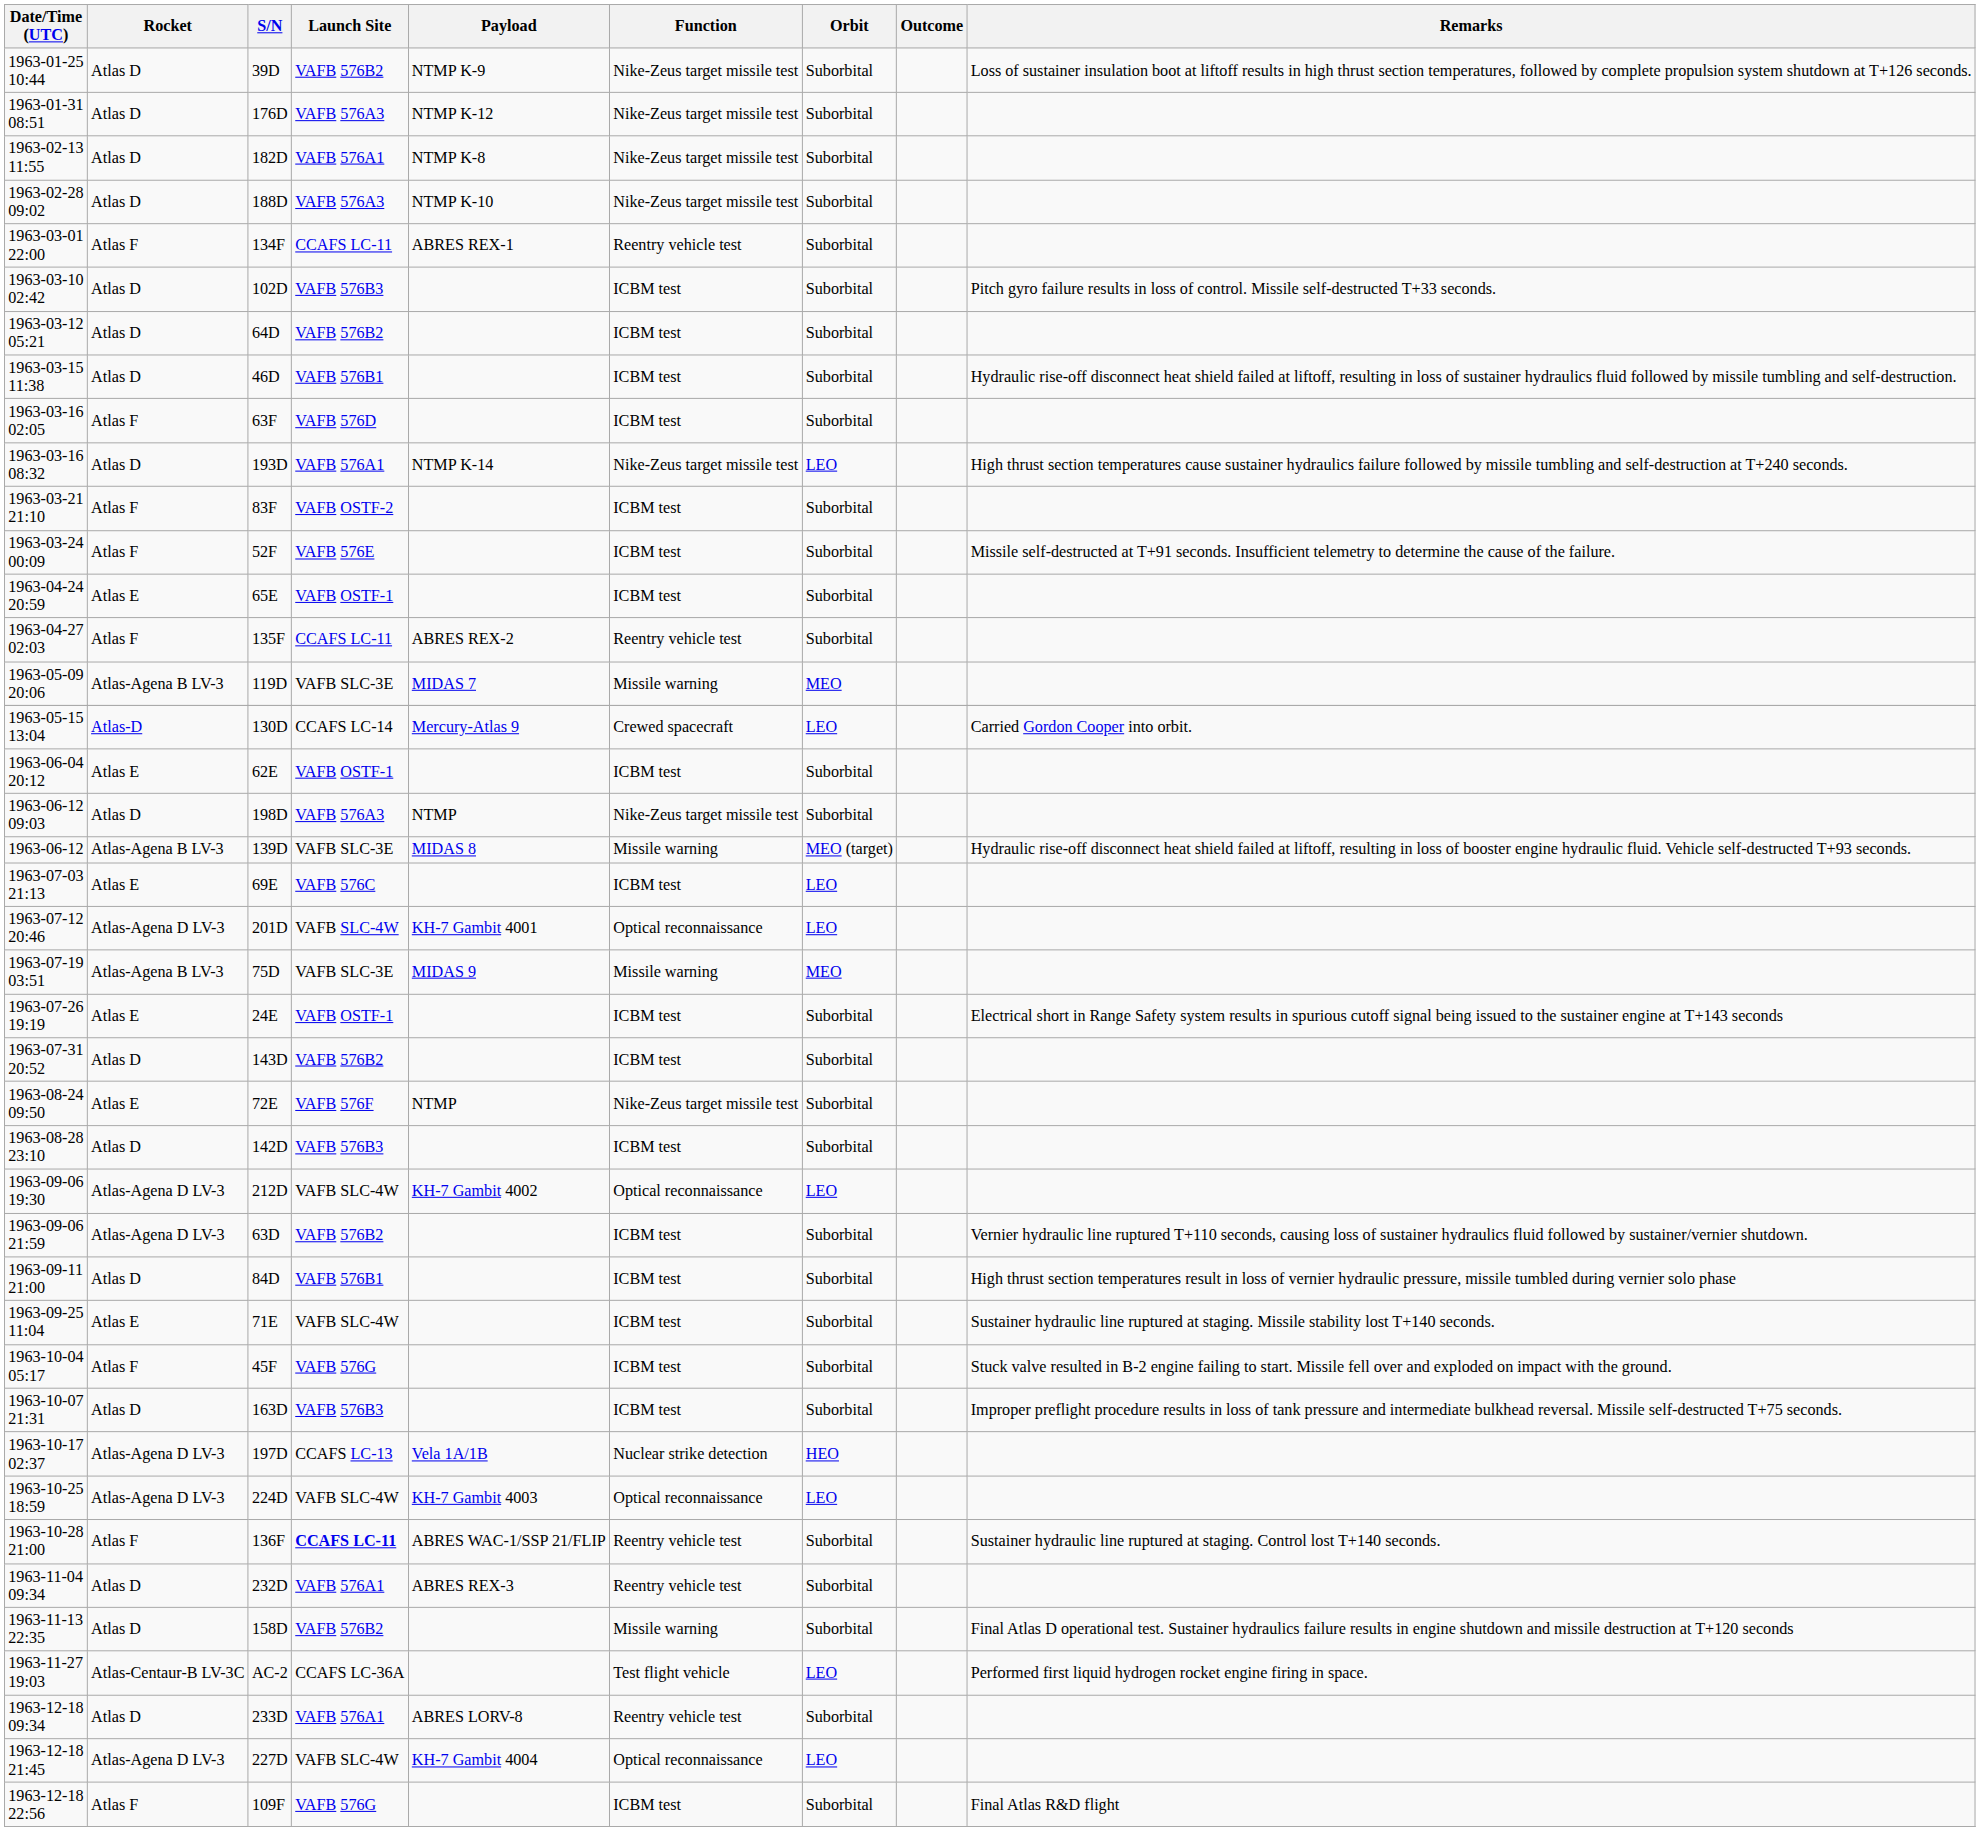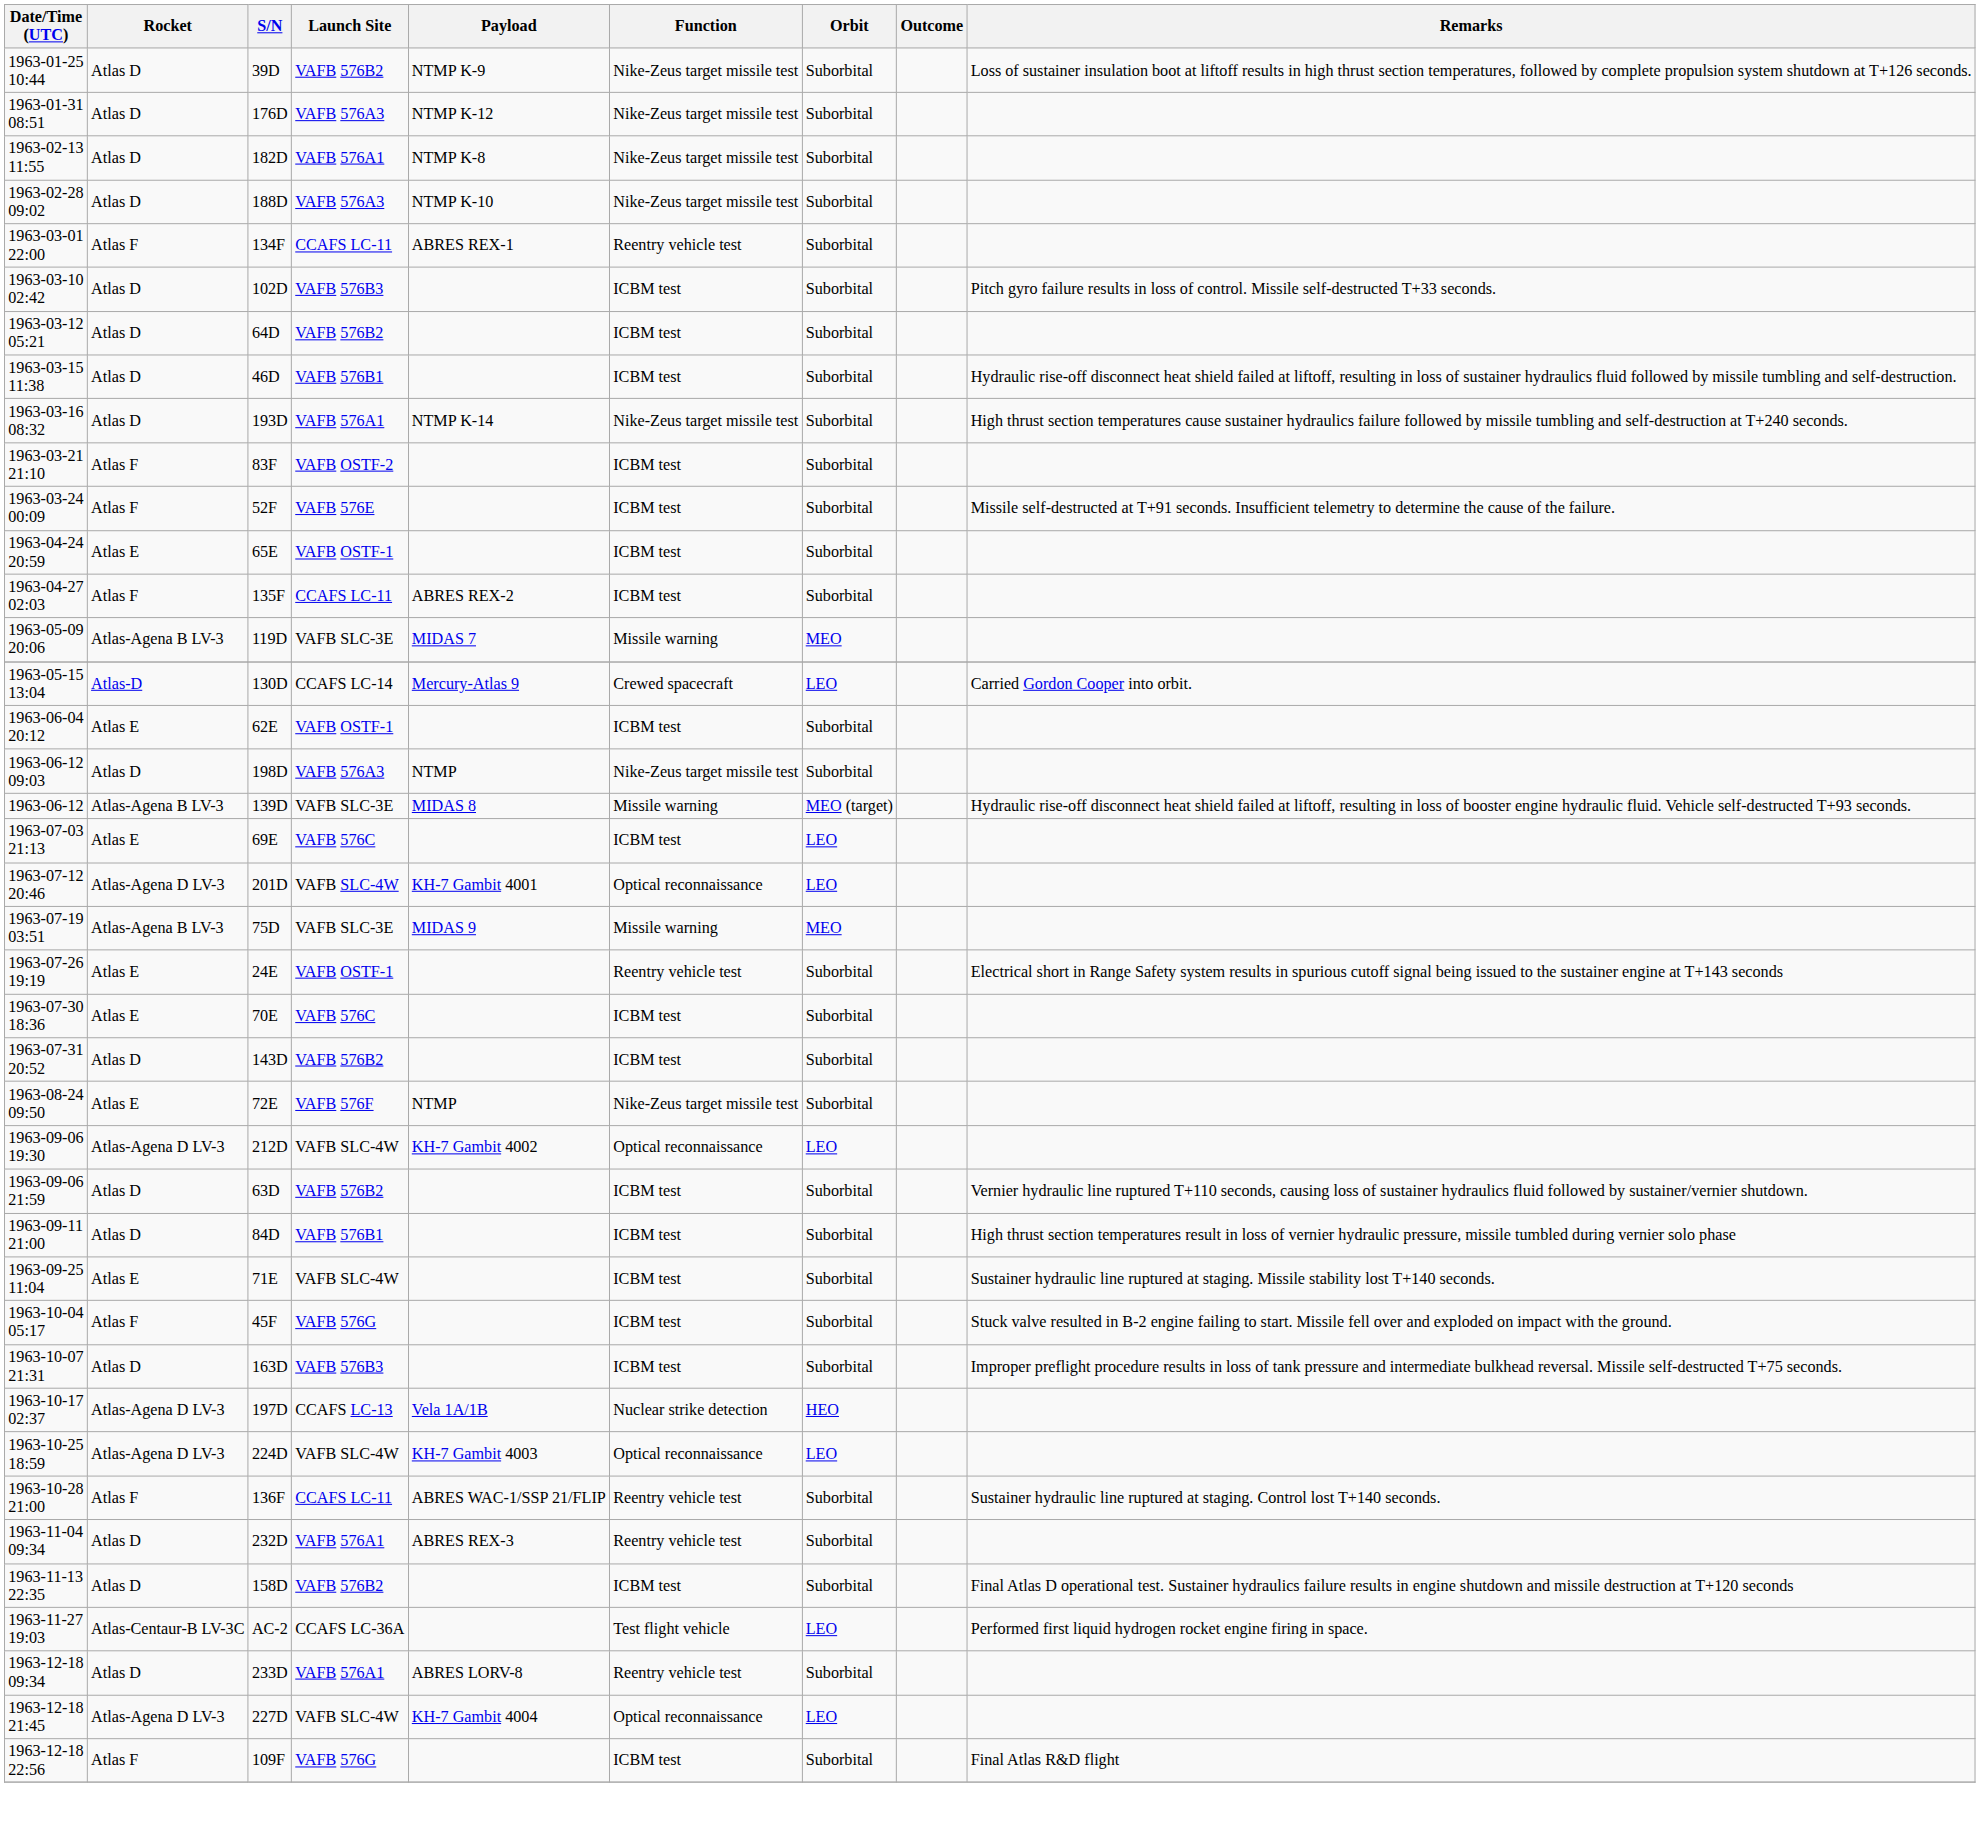- row: (46, 420)
(821, 464) LEO -> (839, 420) Suborbital
(677, 639) Reentry vehicle test -> (647, 595) ICBM test
(647, 1015) ICBM test -> (677, 972) Reentry vehicle test
+ row: (46, 1015)
- row: (46, 1147)
(158, 1234) Atlas-Agena D LV-3 -> (116, 1191) Atlas D
(346, 1541) bold -> (344, 1497) normal
(666, 1629) Missile warning -> (647, 1585) ICBM test
